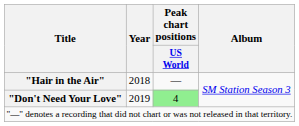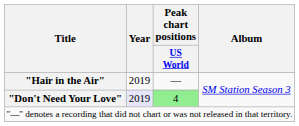(140, 81) 2018 -> (140, 81) 2019
(140, 98) no background -> (140, 98) lavender background
